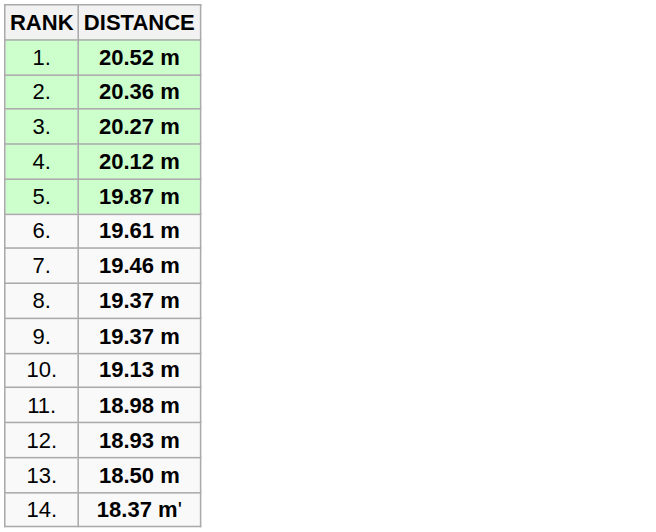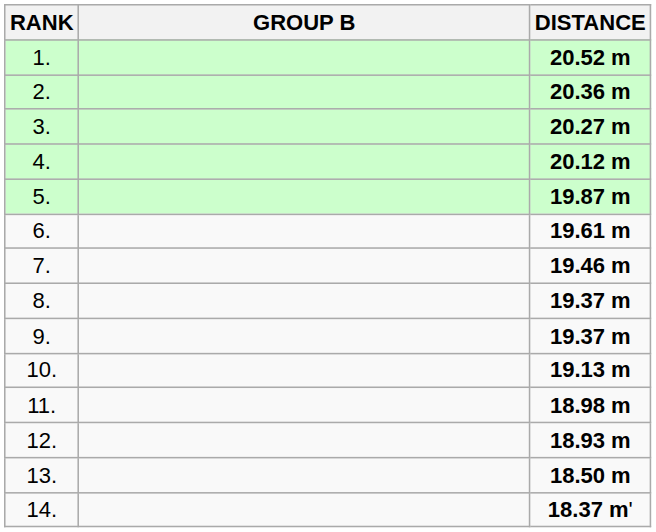+ column: (304, 23)
